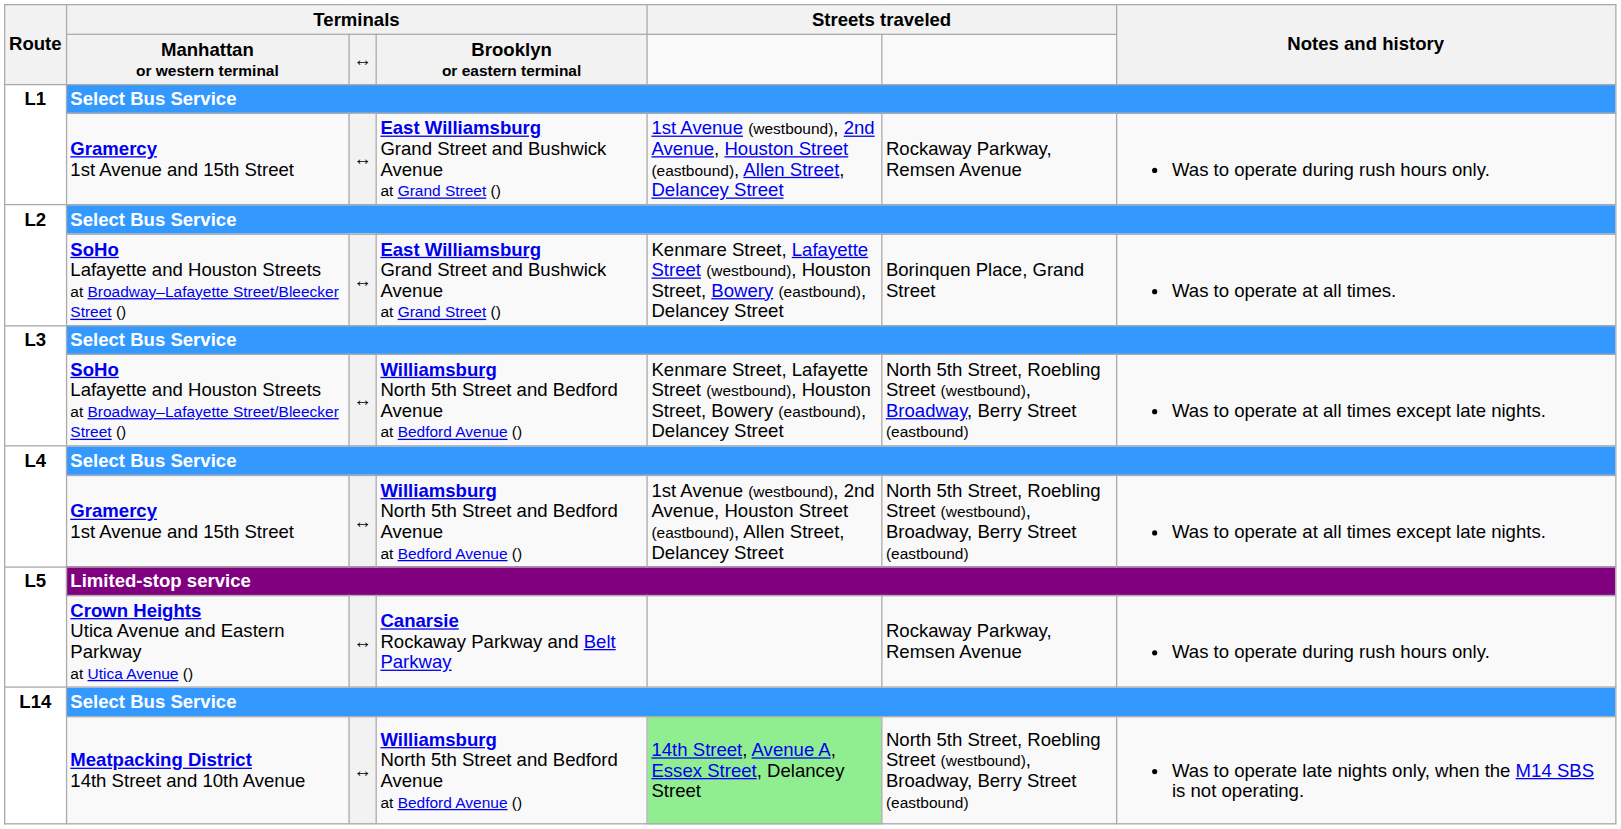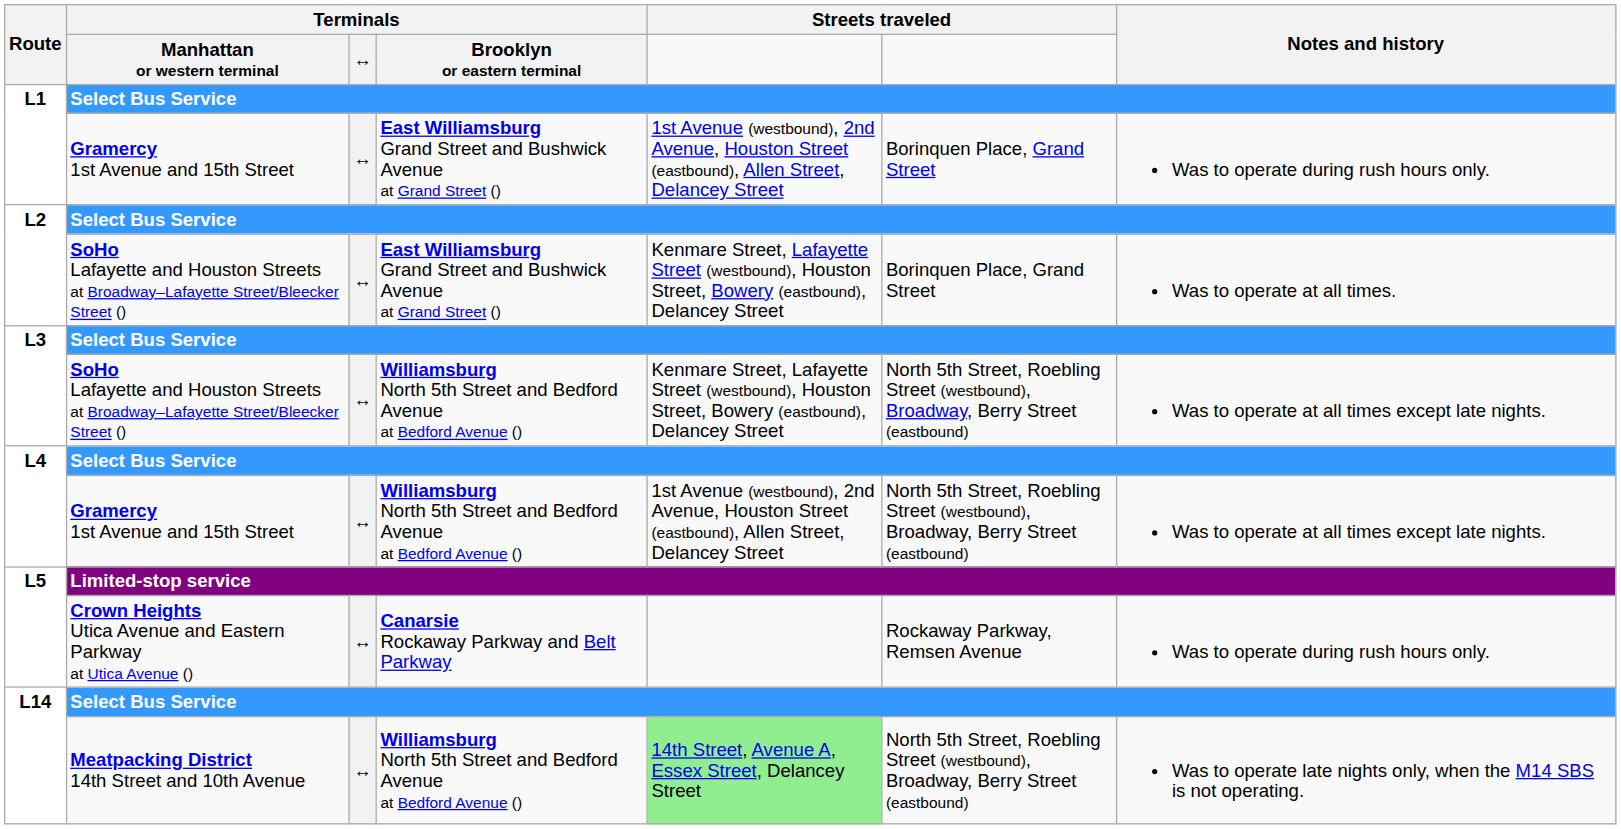(969, 159) Rockaway Parkway, Remsen Avenue -> (985, 159) Borinquen Place, Grand Street
